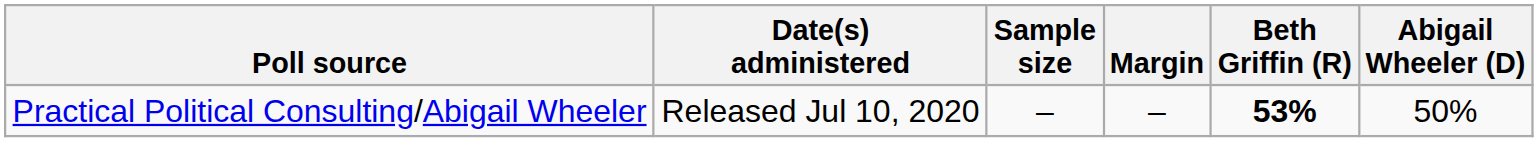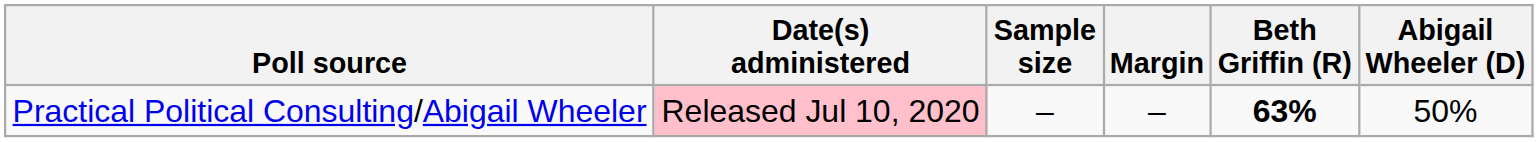(821, 111) no background -> (821, 111) pink background
(1285, 111) 53% -> (1285, 111) 63%
